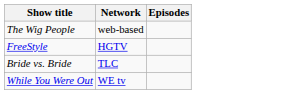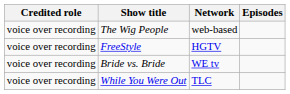+ column: (51, 13)
(108, 64) TLC -> (205, 64) WE tv
(112, 81) WE tv -> (202, 81) TLC
